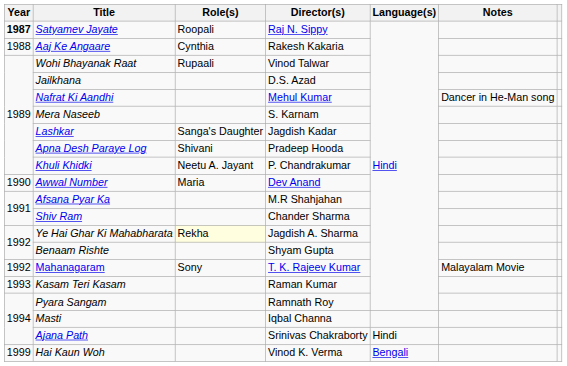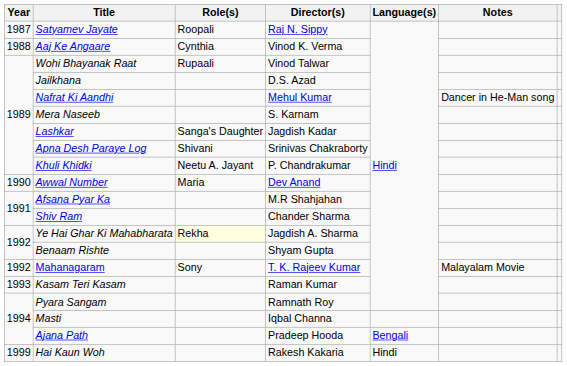(19, 30) bold -> (19, 30) normal
(306, 47) Rakesh Kakaria -> (305, 47) Vinod K. Verma
(306, 149) Pradeep Hooda -> (318, 149) Srinivas Chakraborty
(318, 336) Srinivas Chakraborty -> (306, 336) Pradeep Hooda
(385, 336) Hindi -> (390, 336) Bengali
(305, 353) Vinod K. Verma -> (306, 353) Rakesh Kakaria
(390, 353) Bengali -> (385, 353) Hindi
